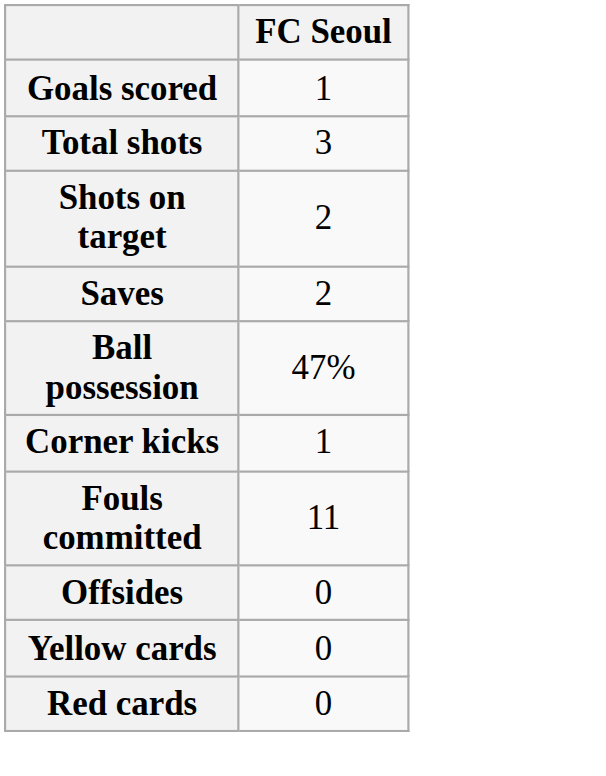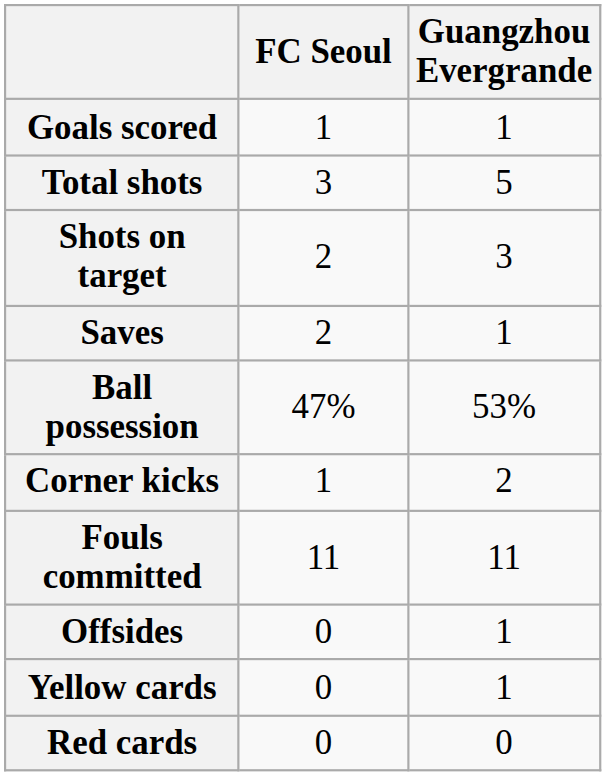+ column: (504, 51)
